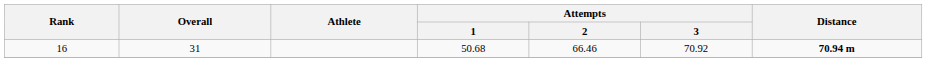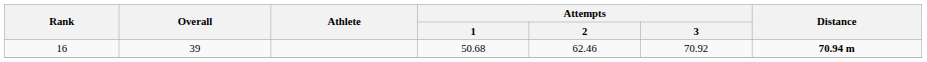(195, 48) 31 -> (195, 48) 39
(585, 48) 66.46 -> (585, 48) 62.46
